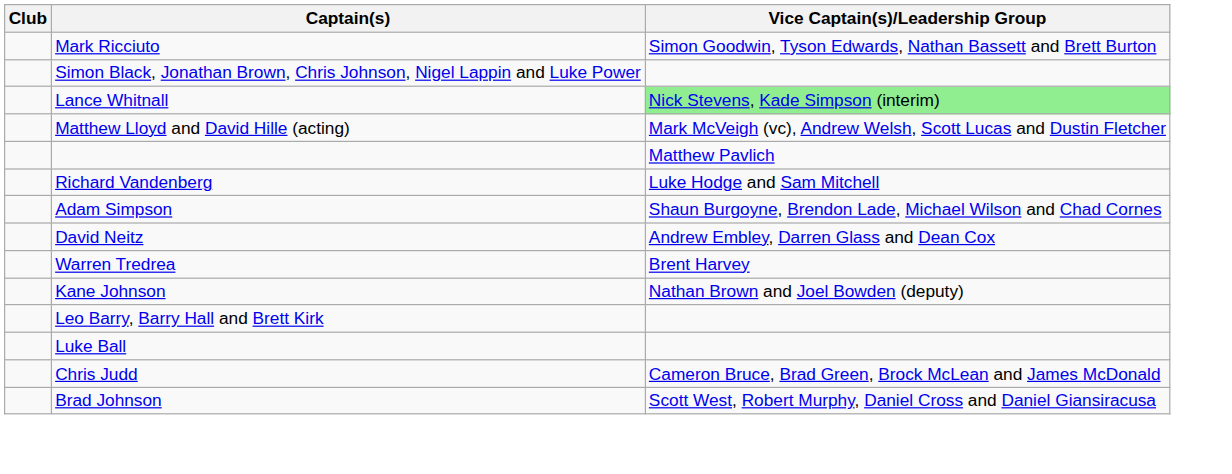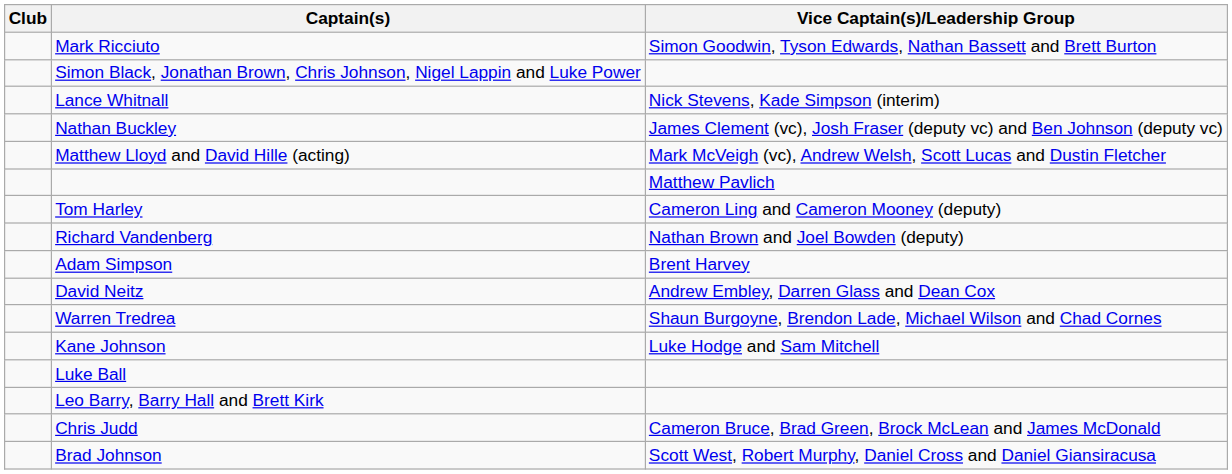(794, 101) lightgreen background -> (794, 101) no background
+ row: (116, 128)
+ row: (99, 210)
(764, 182) Luke Hodge and Sam Mitchell -> (806, 237) Nathan Brown and Joel Bowden (deputy)
(905, 210) Shaun Burgoyne, Brendon Lade, Michael Wilson and Chad Cornes -> (699, 264) Brent Harvey
(699, 264) Brent Harvey -> (905, 319) Shaun Burgoyne, Brendon Lade, Michael Wilson and Chad Cornes
(806, 292) Nathan Brown and Joel Bowden (deputy) -> (764, 346) Luke Hodge and Sam Mitchell
rows swapped: (91, 346) <-> (189, 319)
